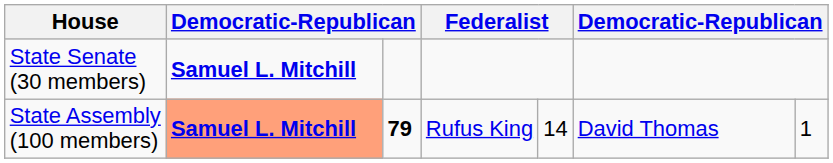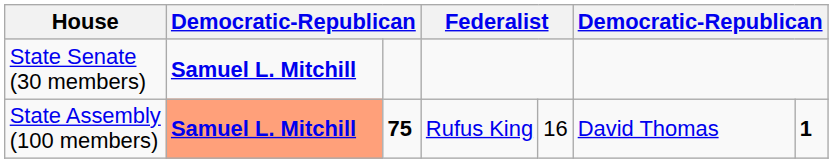(400, 128) 79 -> (400, 128) 75
(555, 128) 14 -> (555, 128) 16
(806, 128) normal -> (806, 128) bold
